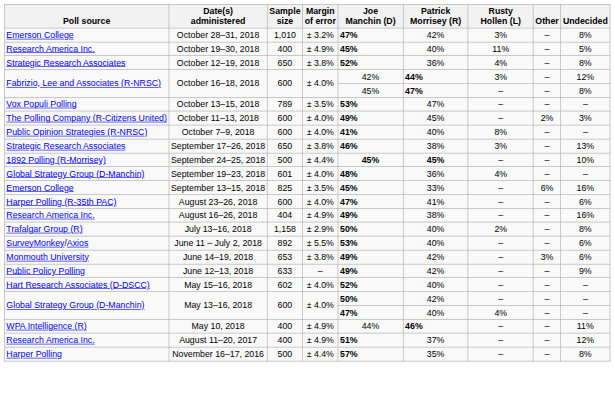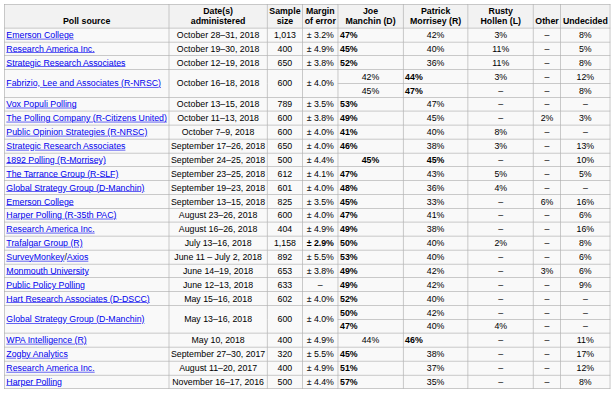(285, 35) 1,010 -> (285, 35) 1,013
(501, 63) 4% -> (501, 63) 11%
(320, 119) ± 4.0% -> (320, 119) ± 3.8%
(320, 146) ± 3.8% -> (320, 146) ± 4.0%
+ row: (62, 174)
(320, 230) normal -> (320, 243) bold
+ row: (37, 354)
